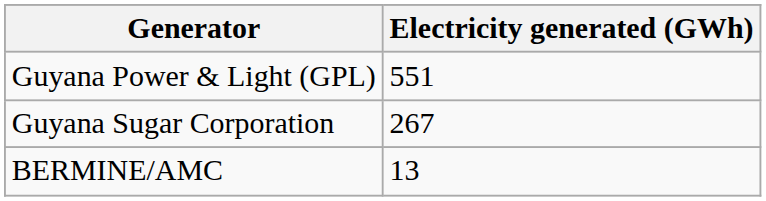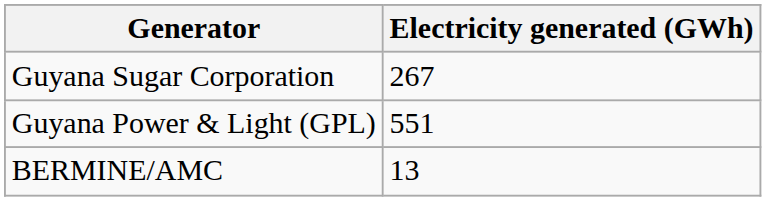rows swapped: (194, 75) <-> (173, 123)
